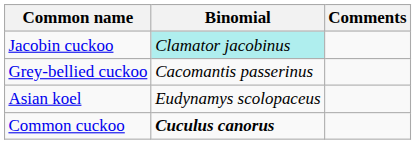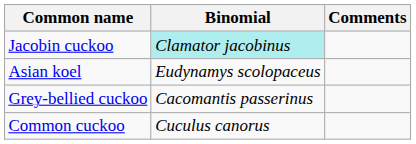rows swapped: (45, 98) <-> (78, 71)
(215, 125) bold -> (212, 125) normal
